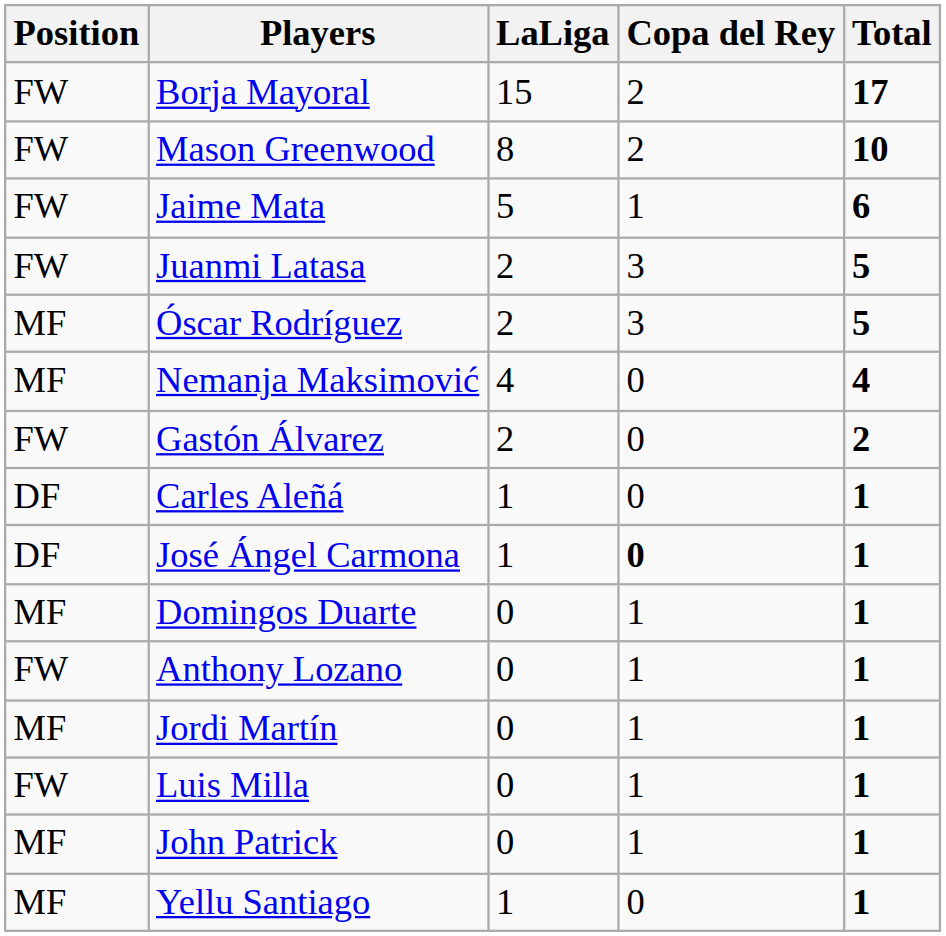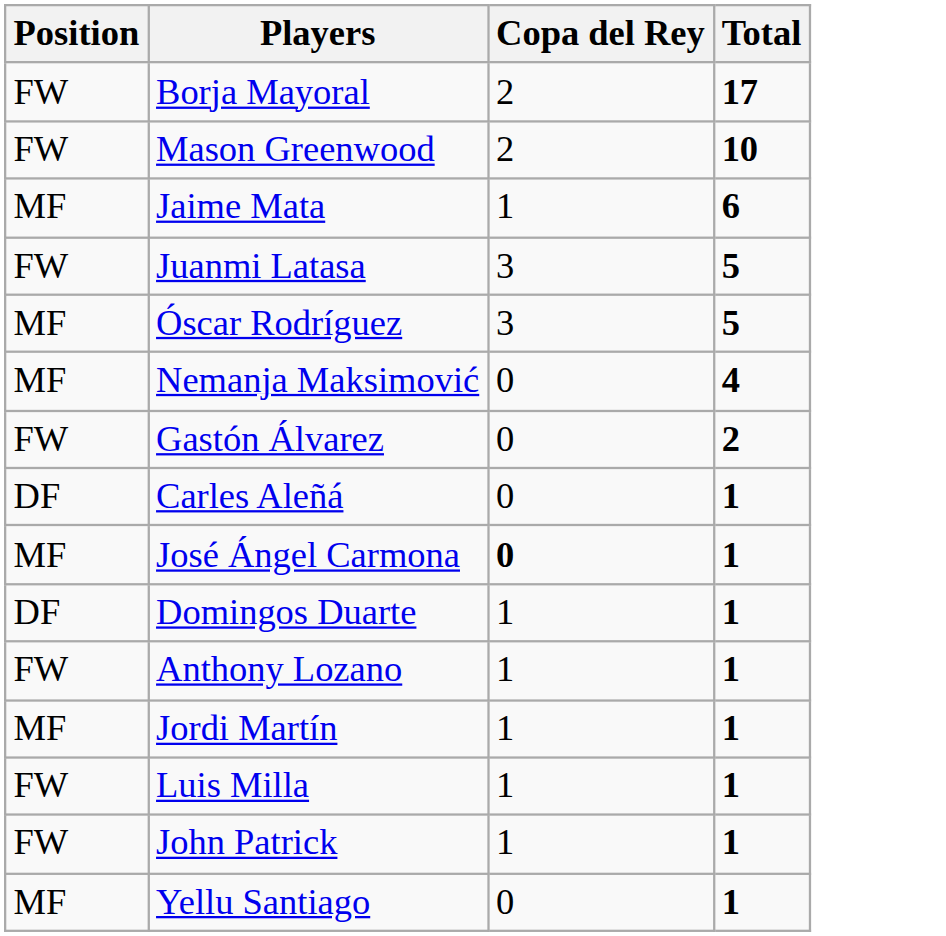- column: (553, 33)
(41, 206) FW -> (40, 206) MF
(37, 554) DF -> (40, 554) MF
(40, 611) MF -> (37, 611) DF
(40, 843) MF -> (41, 843) FW
